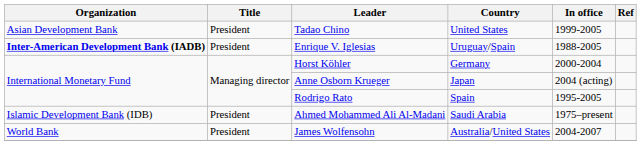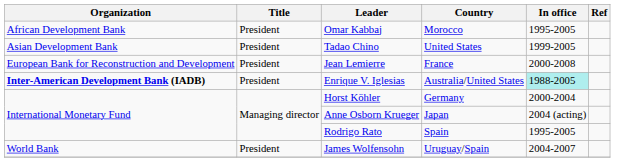+ row: (353, 30)
+ row: (354, 64)
(483, 47) Uruguay/Spain -> (474, 81) Australia/United States
(578, 47) no background -> (552, 81) paleturquoise background
- row: (370, 115)
(500, 132) Australia/United States -> (457, 149) Uruguay/Spain
